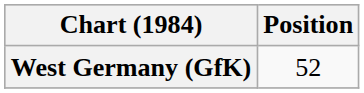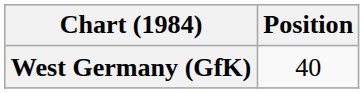(308, 66) 52 -> (308, 66) 40
